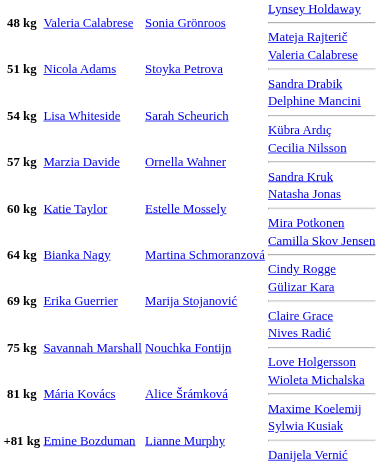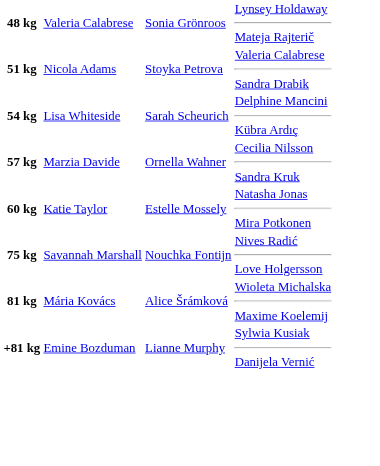- row: (22, 255)
- row: (22, 301)
